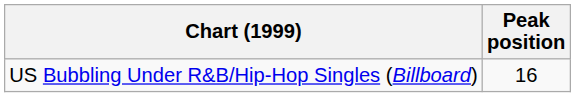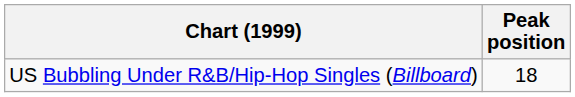(526, 75) 16 -> (526, 75) 18
